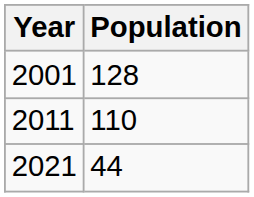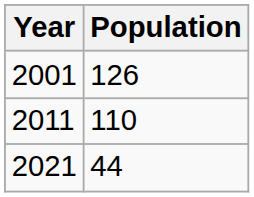(115, 74) 128 -> (115, 74) 126
